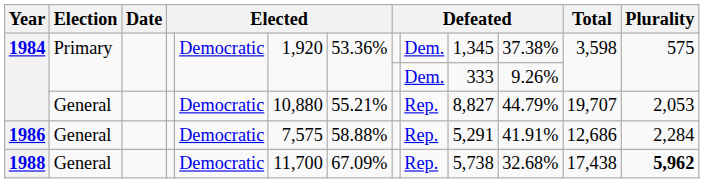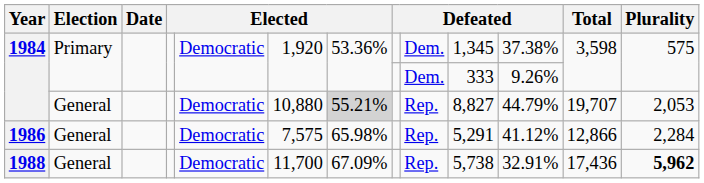(359, 105) no background -> (359, 105) lightgrey background
(359, 134) 58.88% -> (359, 134) 65.98%
(530, 134) 41.91% -> (530, 134) 41.12%
(592, 134) 12,686 -> (592, 134) 12,866
(530, 163) 32.68% -> (530, 163) 32.91%
(592, 163) 17,438 -> (592, 163) 17,436
